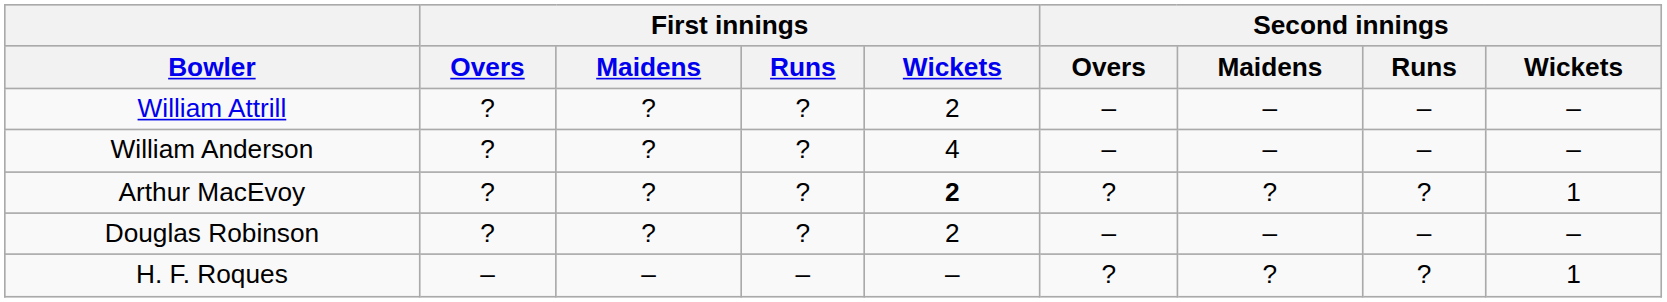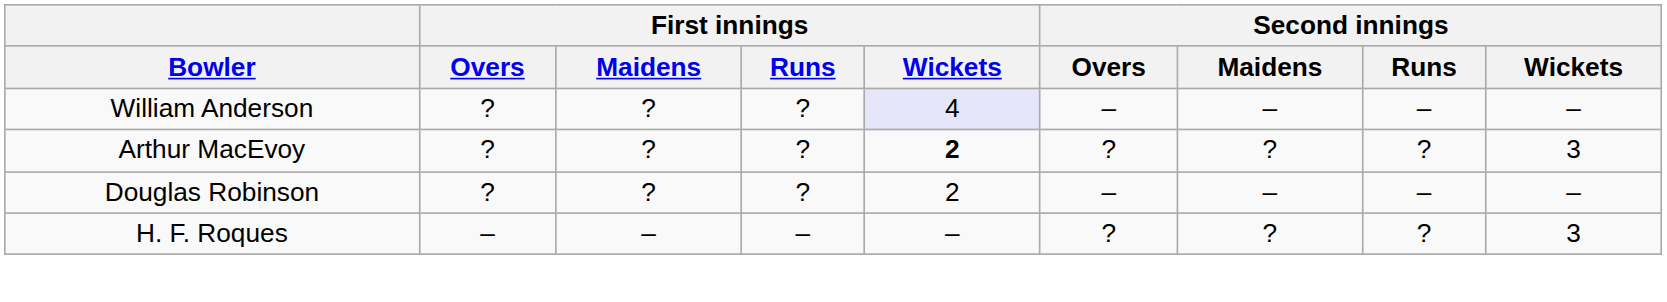- row: (212, 108)
(952, 150) no background -> (952, 108) lavender background
(1574, 191) 1 -> (1574, 150) 3
(1574, 274) 1 -> (1574, 233) 3
